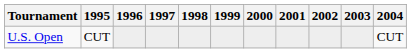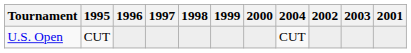columns swapped: (292, 15) <-> (390, 15)
